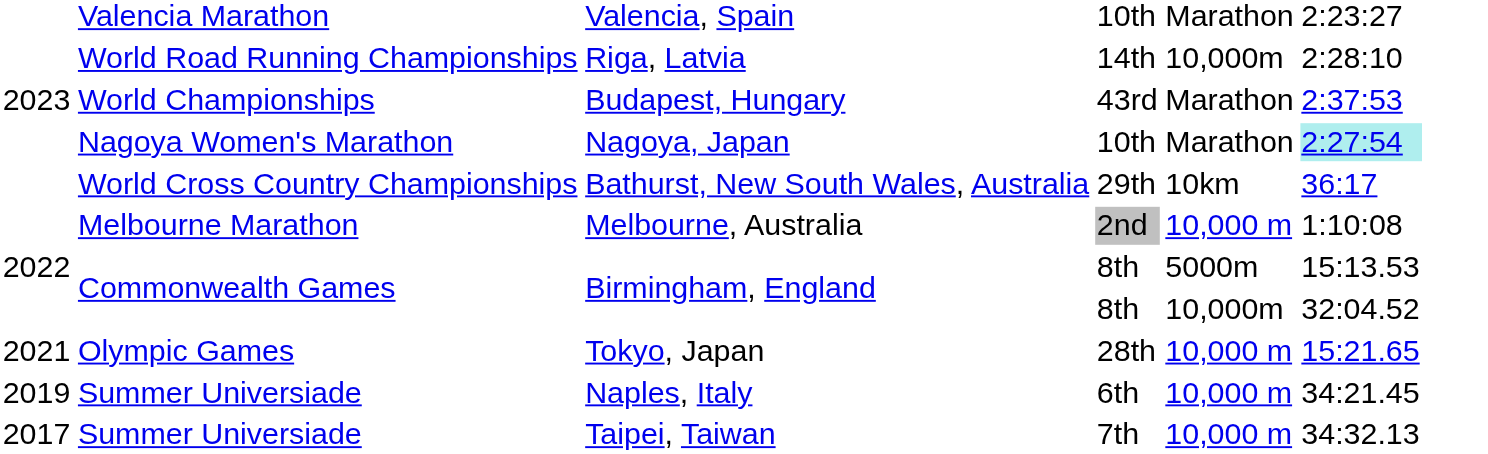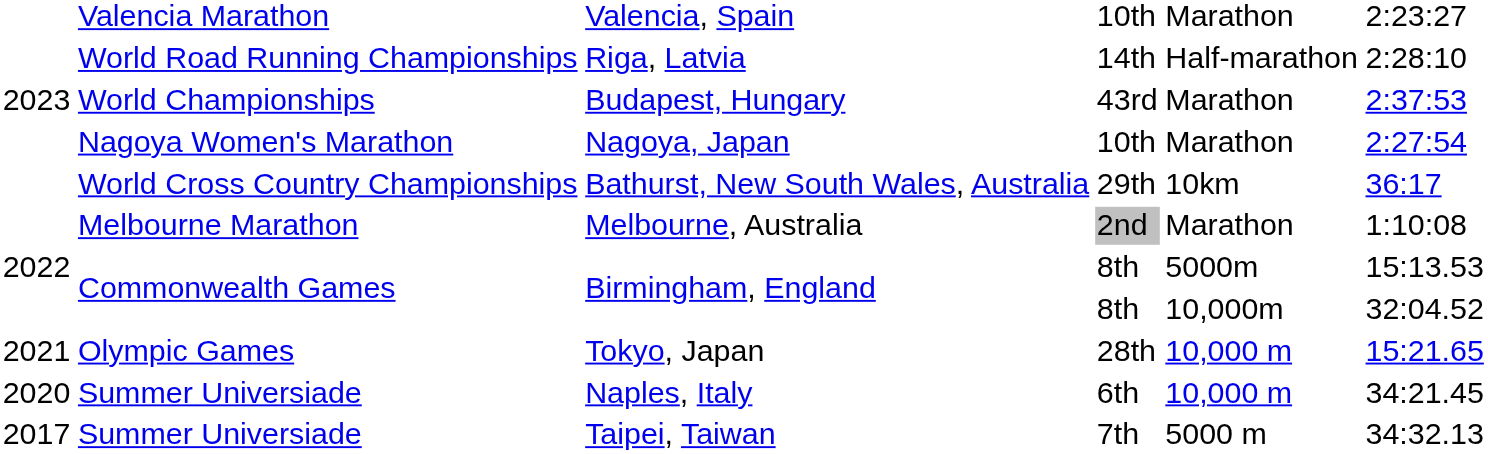(1224, 58) 10,000m -> (1262, 58) Half-marathon
(1352, 141) paleturquoise background -> (1416, 141) no background
(1229, 225) 10,000 m -> (1230, 225) Marathon
(37, 392) 2019 -> (37, 392) 2020
(1229, 434) 10,000 m -> (1216, 434) 5000 m
